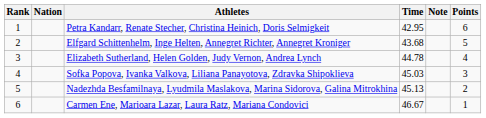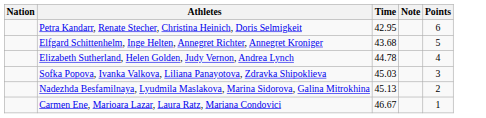- column: (18, 12)
